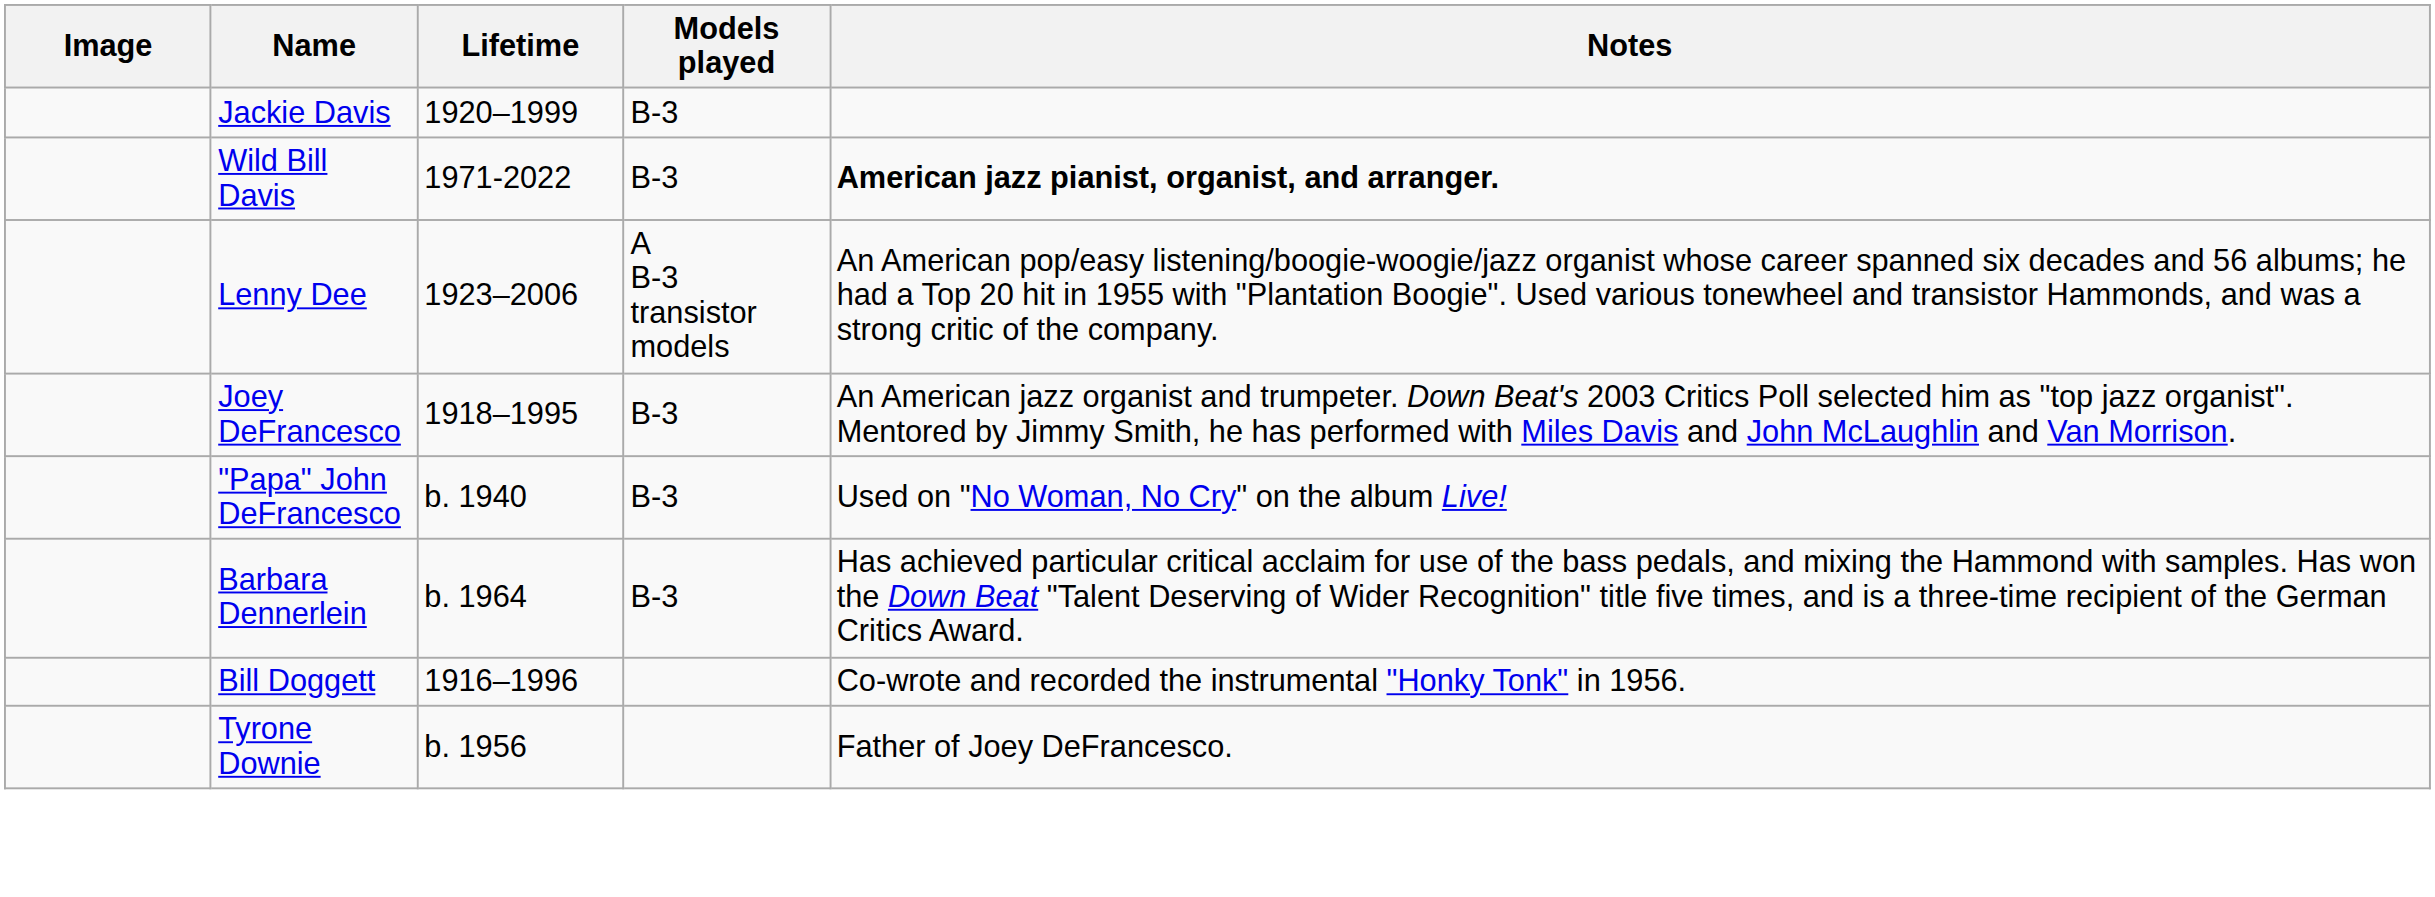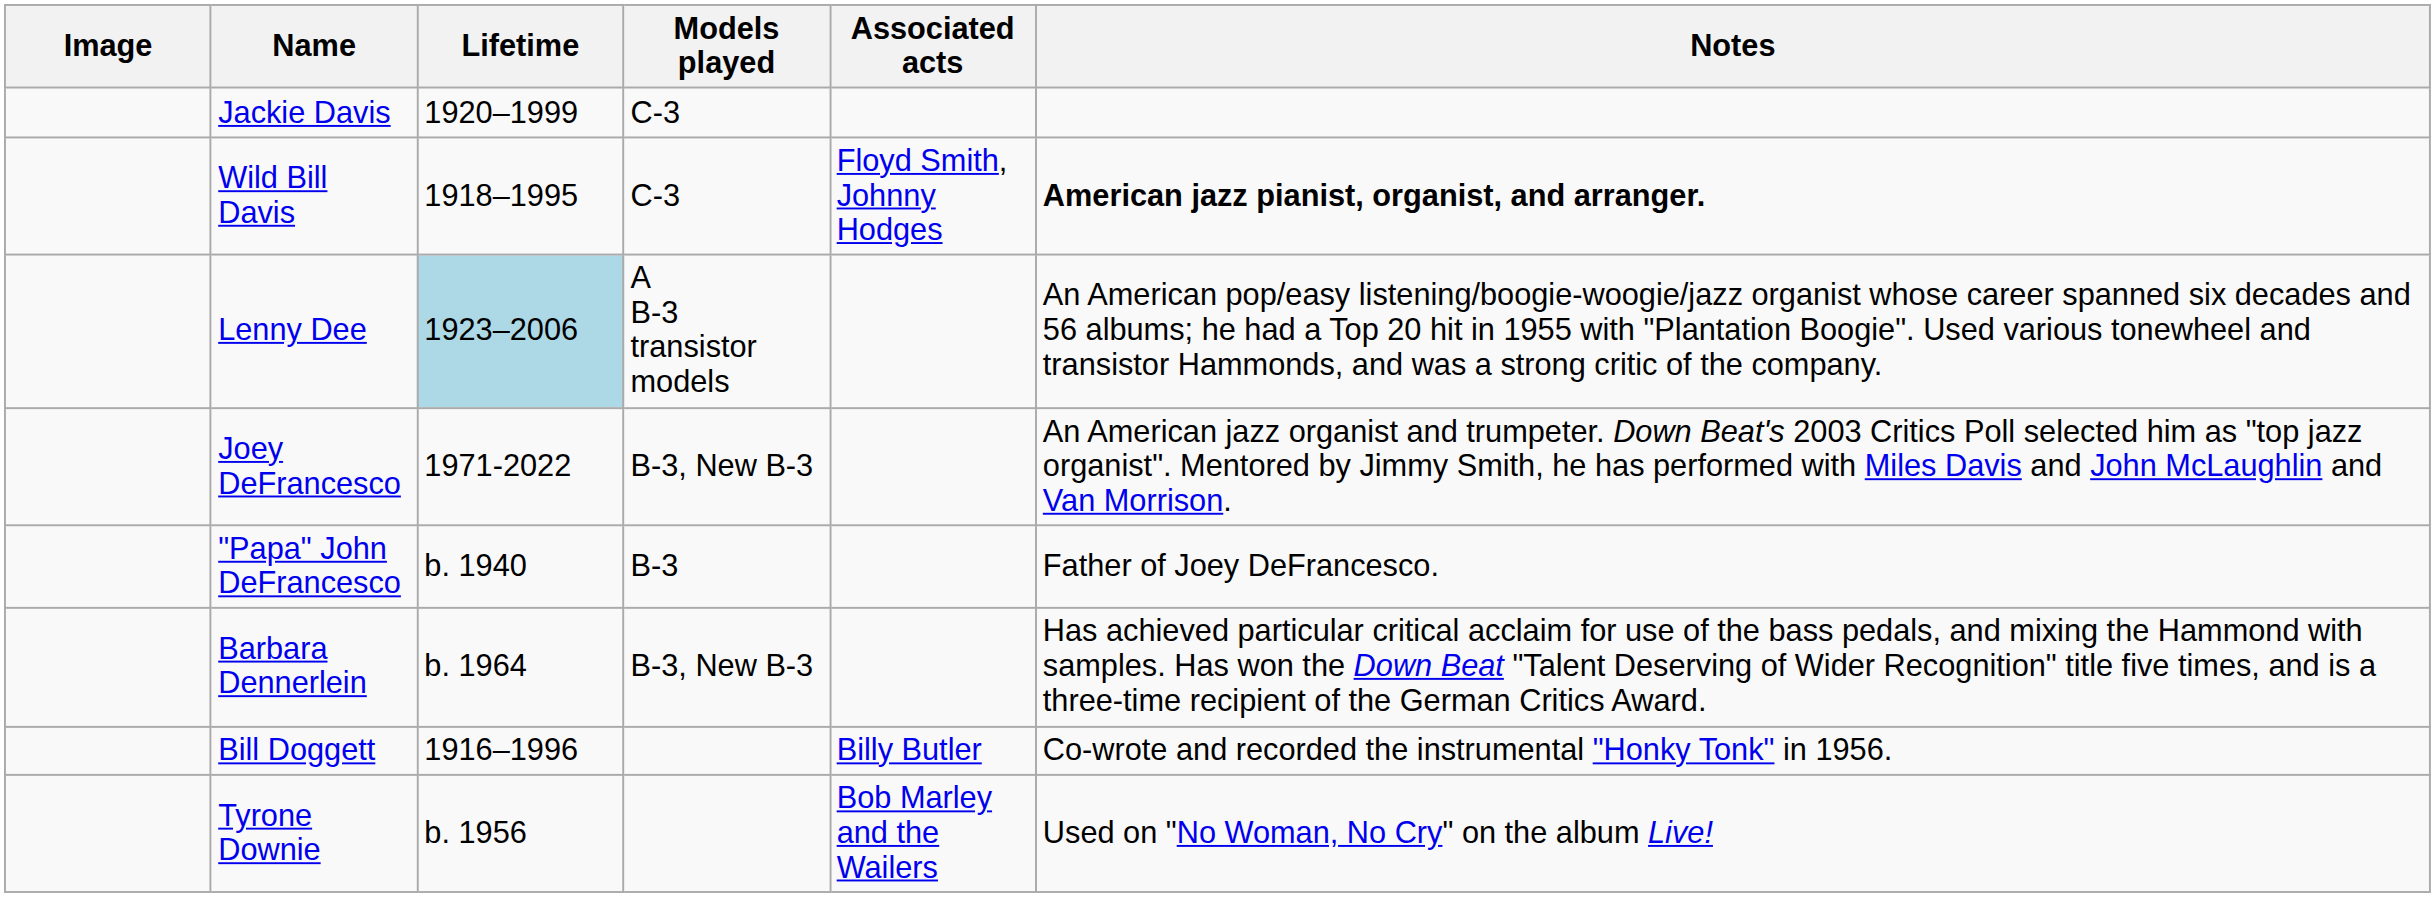+ column: (933, 46)
(654, 112) B-3 -> (655, 112) C-3
(498, 178) 1971-2022 -> (501, 195) 1918–1995
(654, 178) B-3 -> (655, 195) C-3
(501, 295) no background -> (501, 330) lightblue background
(501, 413) 1918–1995 -> (498, 465) 1971-2022
(654, 413) B-3 -> (722, 465) B-3, New B-3
(1172, 497) Used on "No Woman, No Cry" on the album Live! -> (1241, 566) Father of Joey DeFrancesco.
(654, 597) B-3 -> (722, 666) B-3, New B-3
(1035, 746) Father of Joey DeFrancesco. -> (1378, 833) Used on "No Woman, No Cry" on the album Live!
